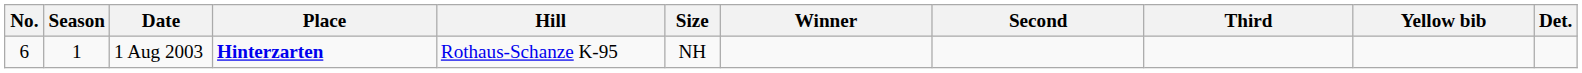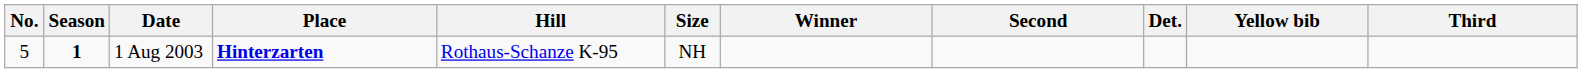columns swapped: (1248, 20) <-> (1556, 20)
(24, 52) 6 -> (24, 52) 5
(77, 52) normal -> (77, 52) bold
